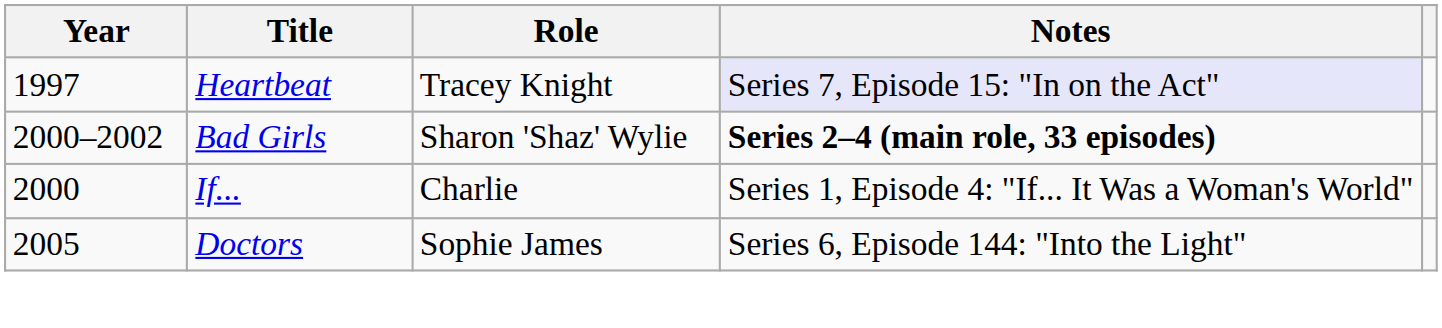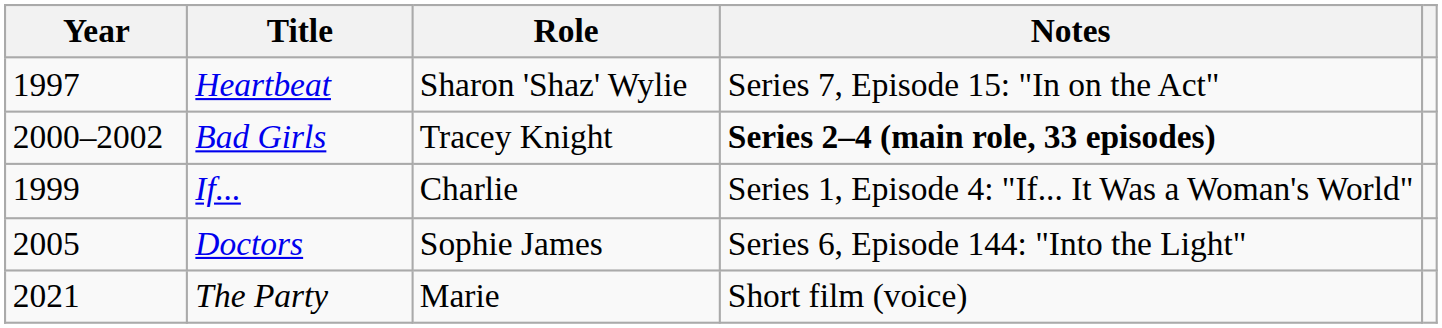(516, 84) Tracey Knight -> (554, 84) Sharon 'Shaz' Wylie
(974, 84) lavender background -> (974, 84) no background
(554, 137) Sharon 'Shaz' Wylie -> (516, 137) Tracey Knight
(46, 190) 2000 -> (46, 190) 1999
+ row: (262, 296)
